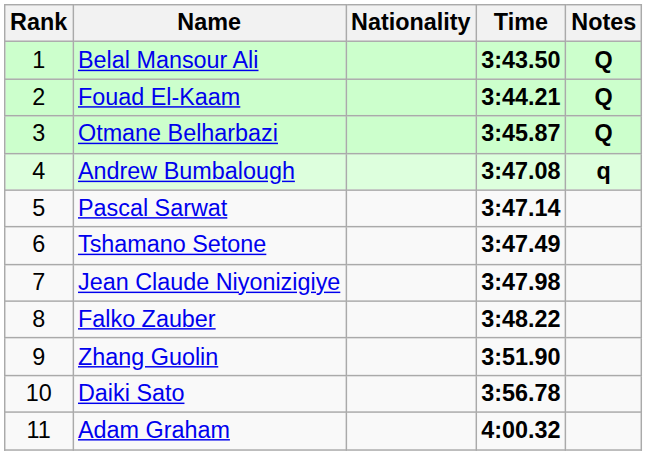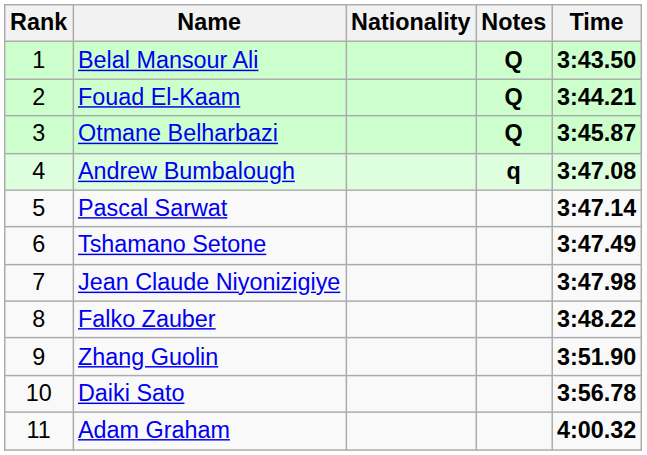columns swapped: (521, 23) <-> (604, 23)
